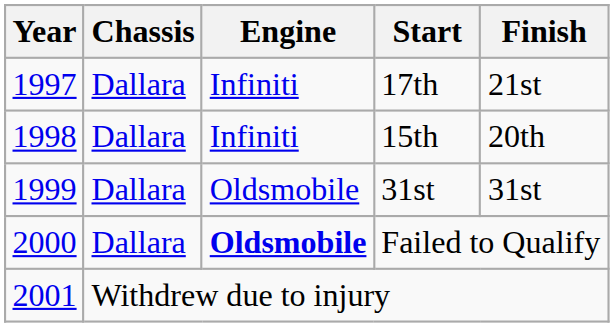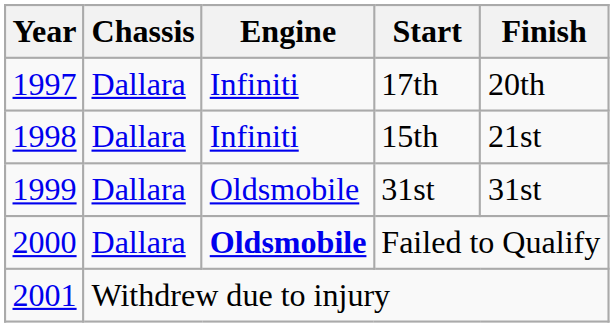(515, 84) 21st -> (517, 84) 20th
(517, 136) 20th -> (515, 136) 21st
